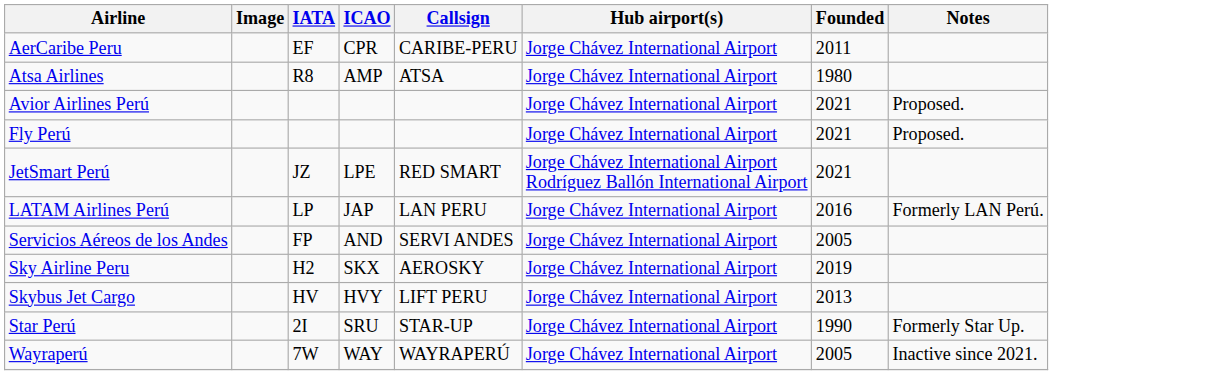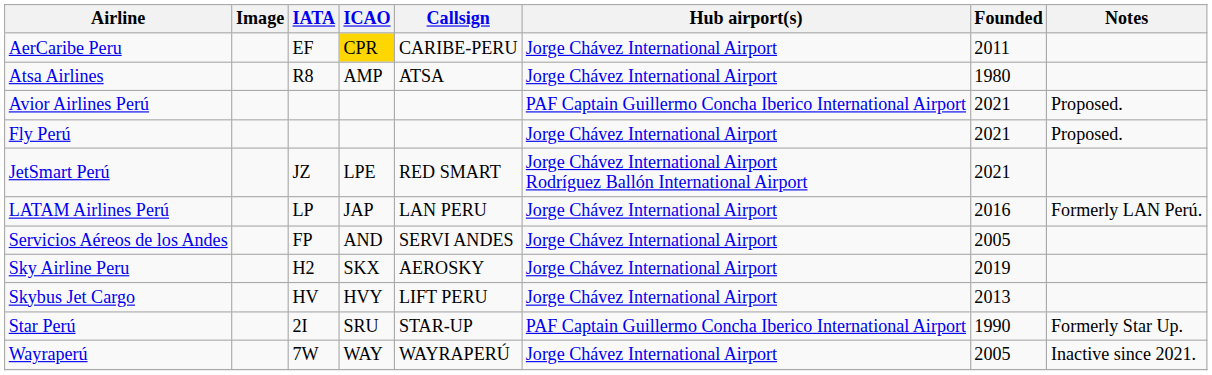(360, 47) no background -> (360, 47) gold background
(651, 104) Jorge Chávez International Airport -> (746, 104) PAF Captain Guillermo Concha Iberico International Airport
(651, 325) Jorge Chávez International Airport -> (746, 325) PAF Captain Guillermo Concha Iberico International Airport
